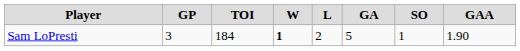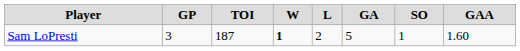(225, 35) 184 -> (225, 35) 187
(458, 35) 1.90 -> (458, 35) 1.60
